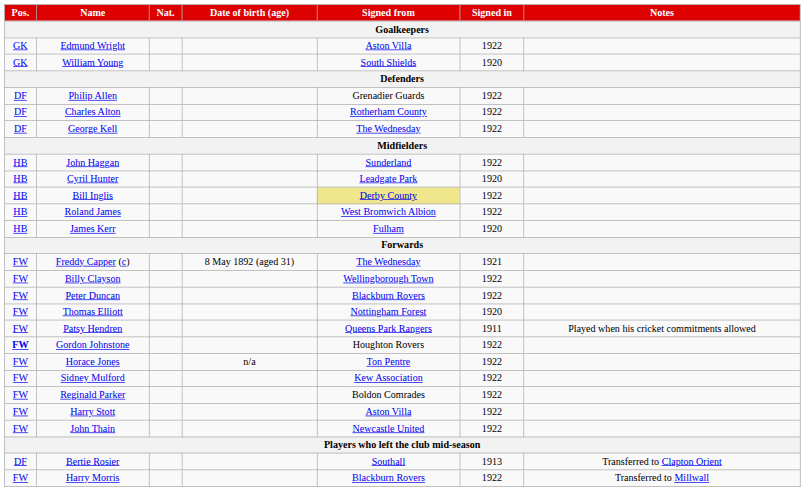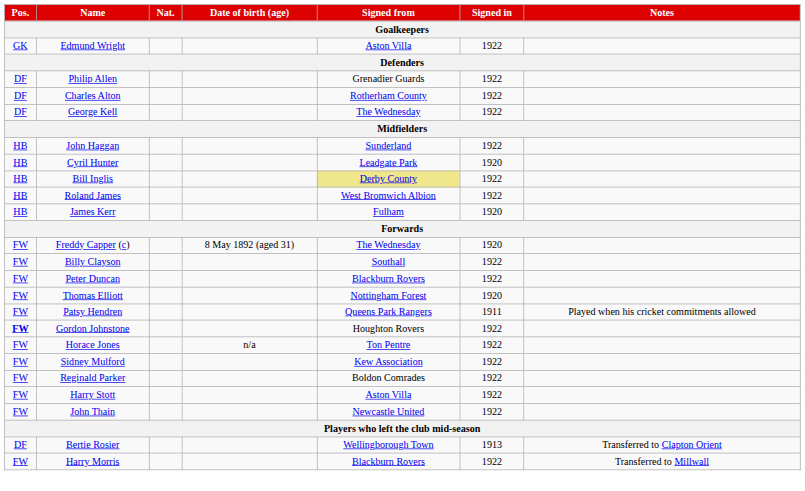- row: (93, 63)
(492, 262) 1921 -> (492, 245) 1920
(388, 279) Wellingborough Town -> (388, 262) Southall
(388, 462) Southall -> (388, 445) Wellingborough Town
